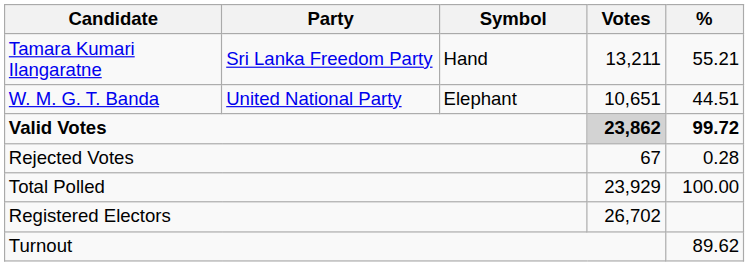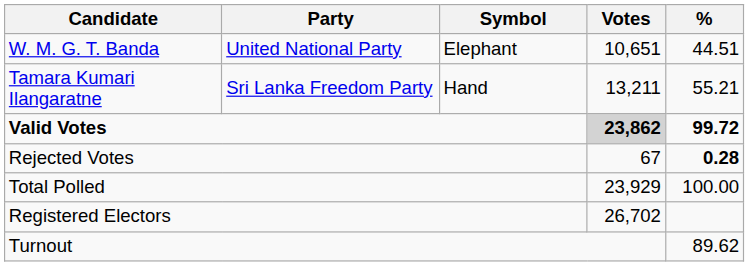rows swapped: (72, 59) <-> (84, 98)
(721, 157) normal -> (721, 157) bold
